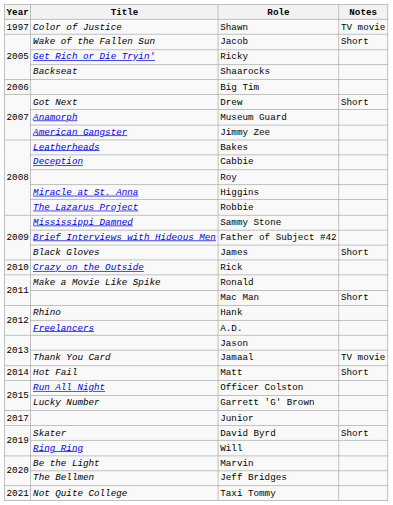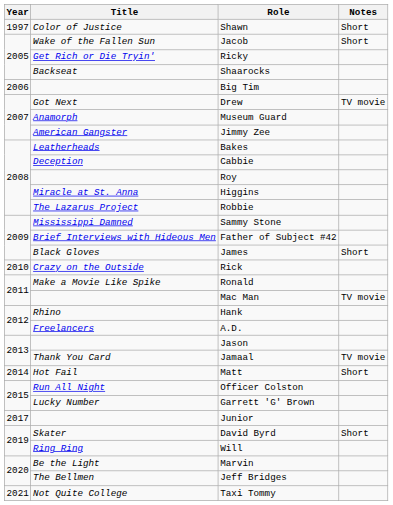(363, 27) TV movie -> (355, 27) Short
(355, 102) Short -> (363, 102) TV movie
(355, 298) Short -> (363, 298) TV movie
